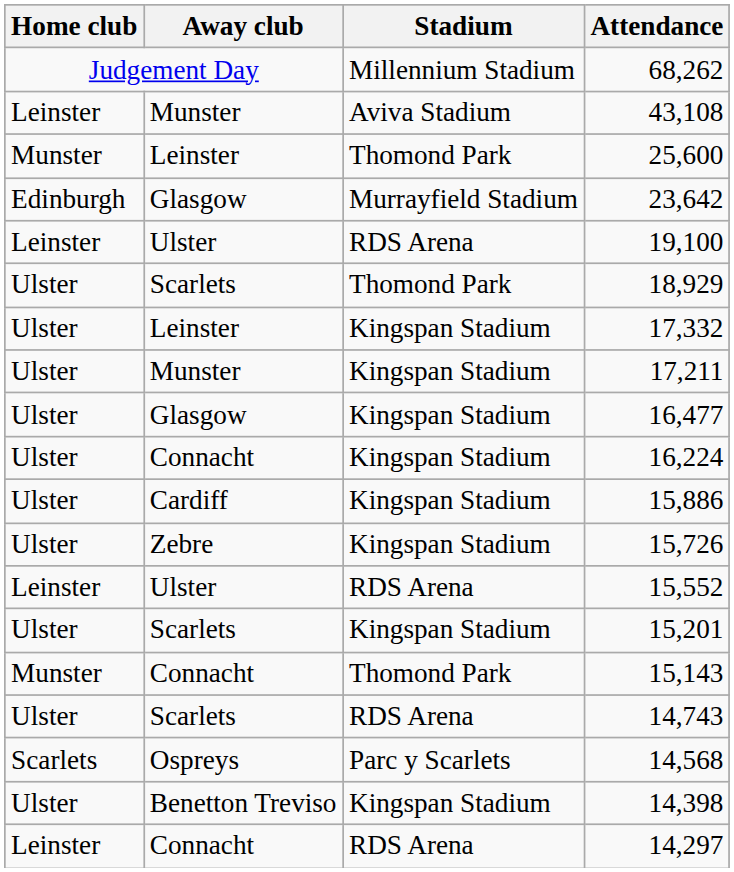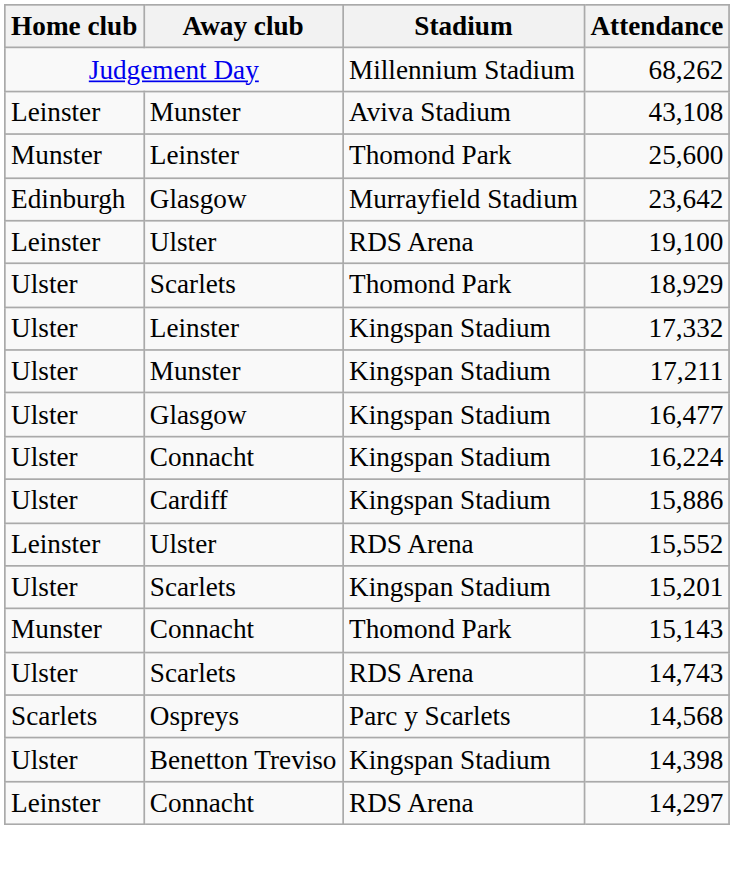- row: (686, 543)
